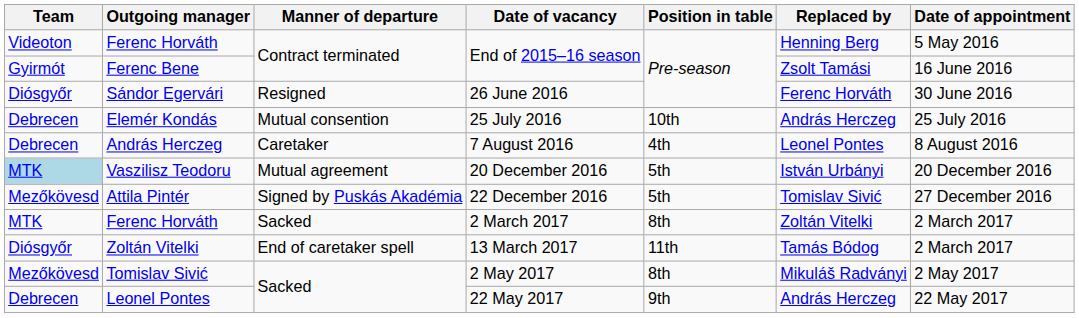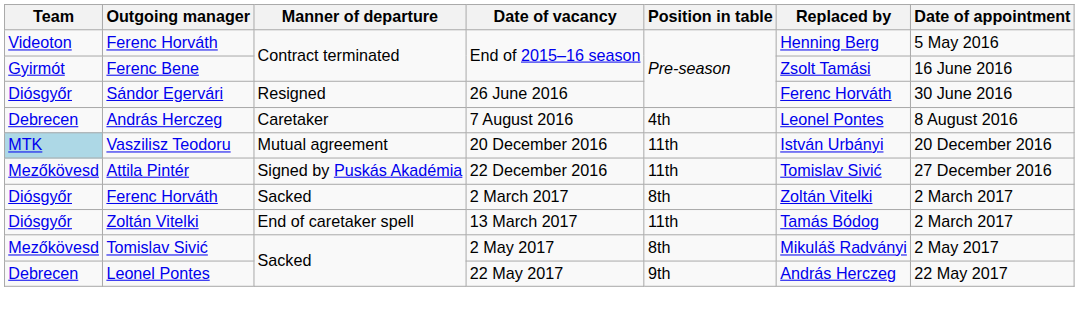- row: (162, 119)
(659, 171) 5th -> (663, 145) 11th
(659, 196) 5th -> (663, 171) 11th
(25, 222) MTK -> (40, 196) Diósgyőr
